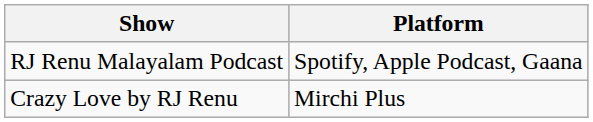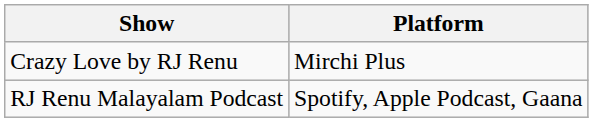rows swapped: (124, 98) <-> (147, 60)
